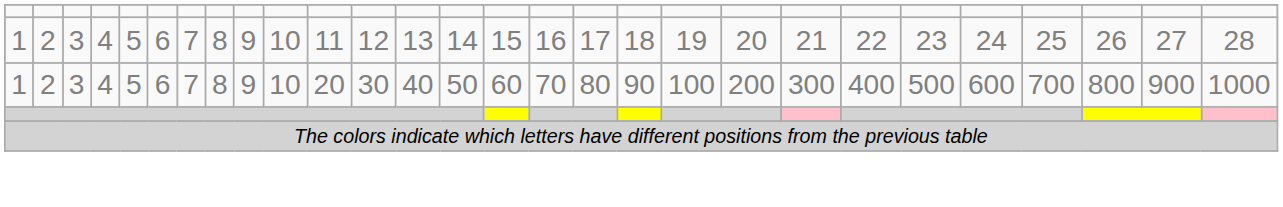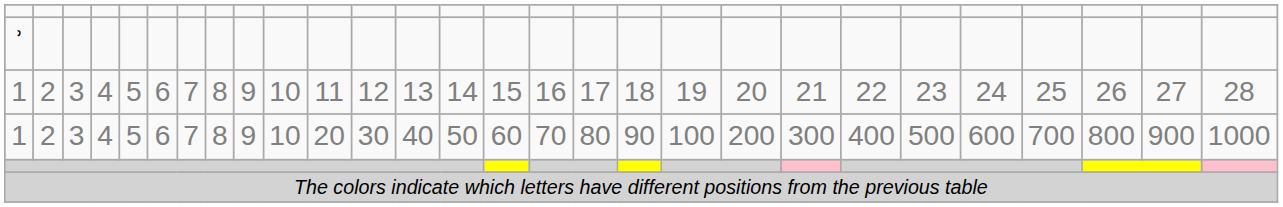+ row: (19, 43)
